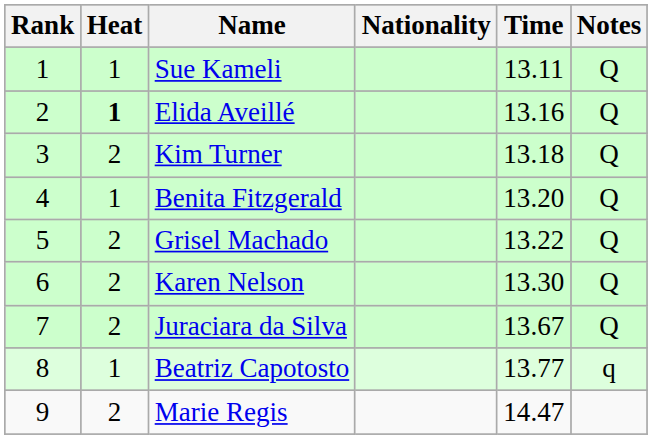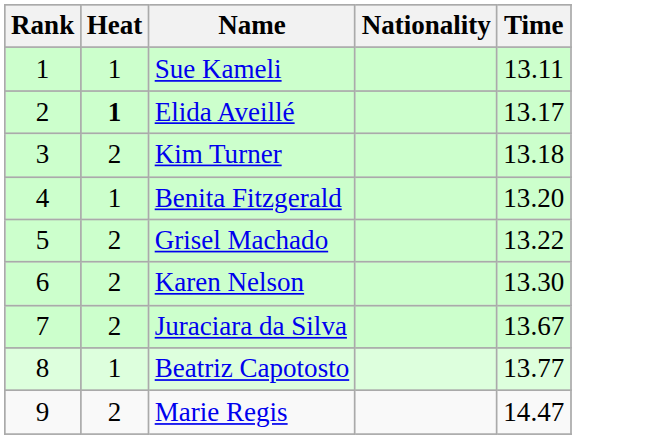- column: (609, 25)
(534, 111) 13.16 -> (534, 111) 13.17
